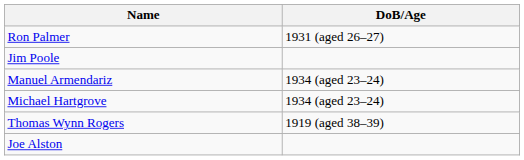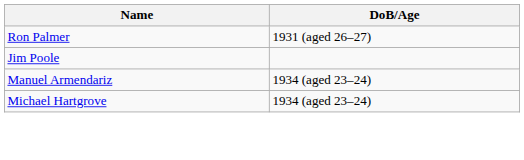- row: (66, 123)
- row: (35, 144)
